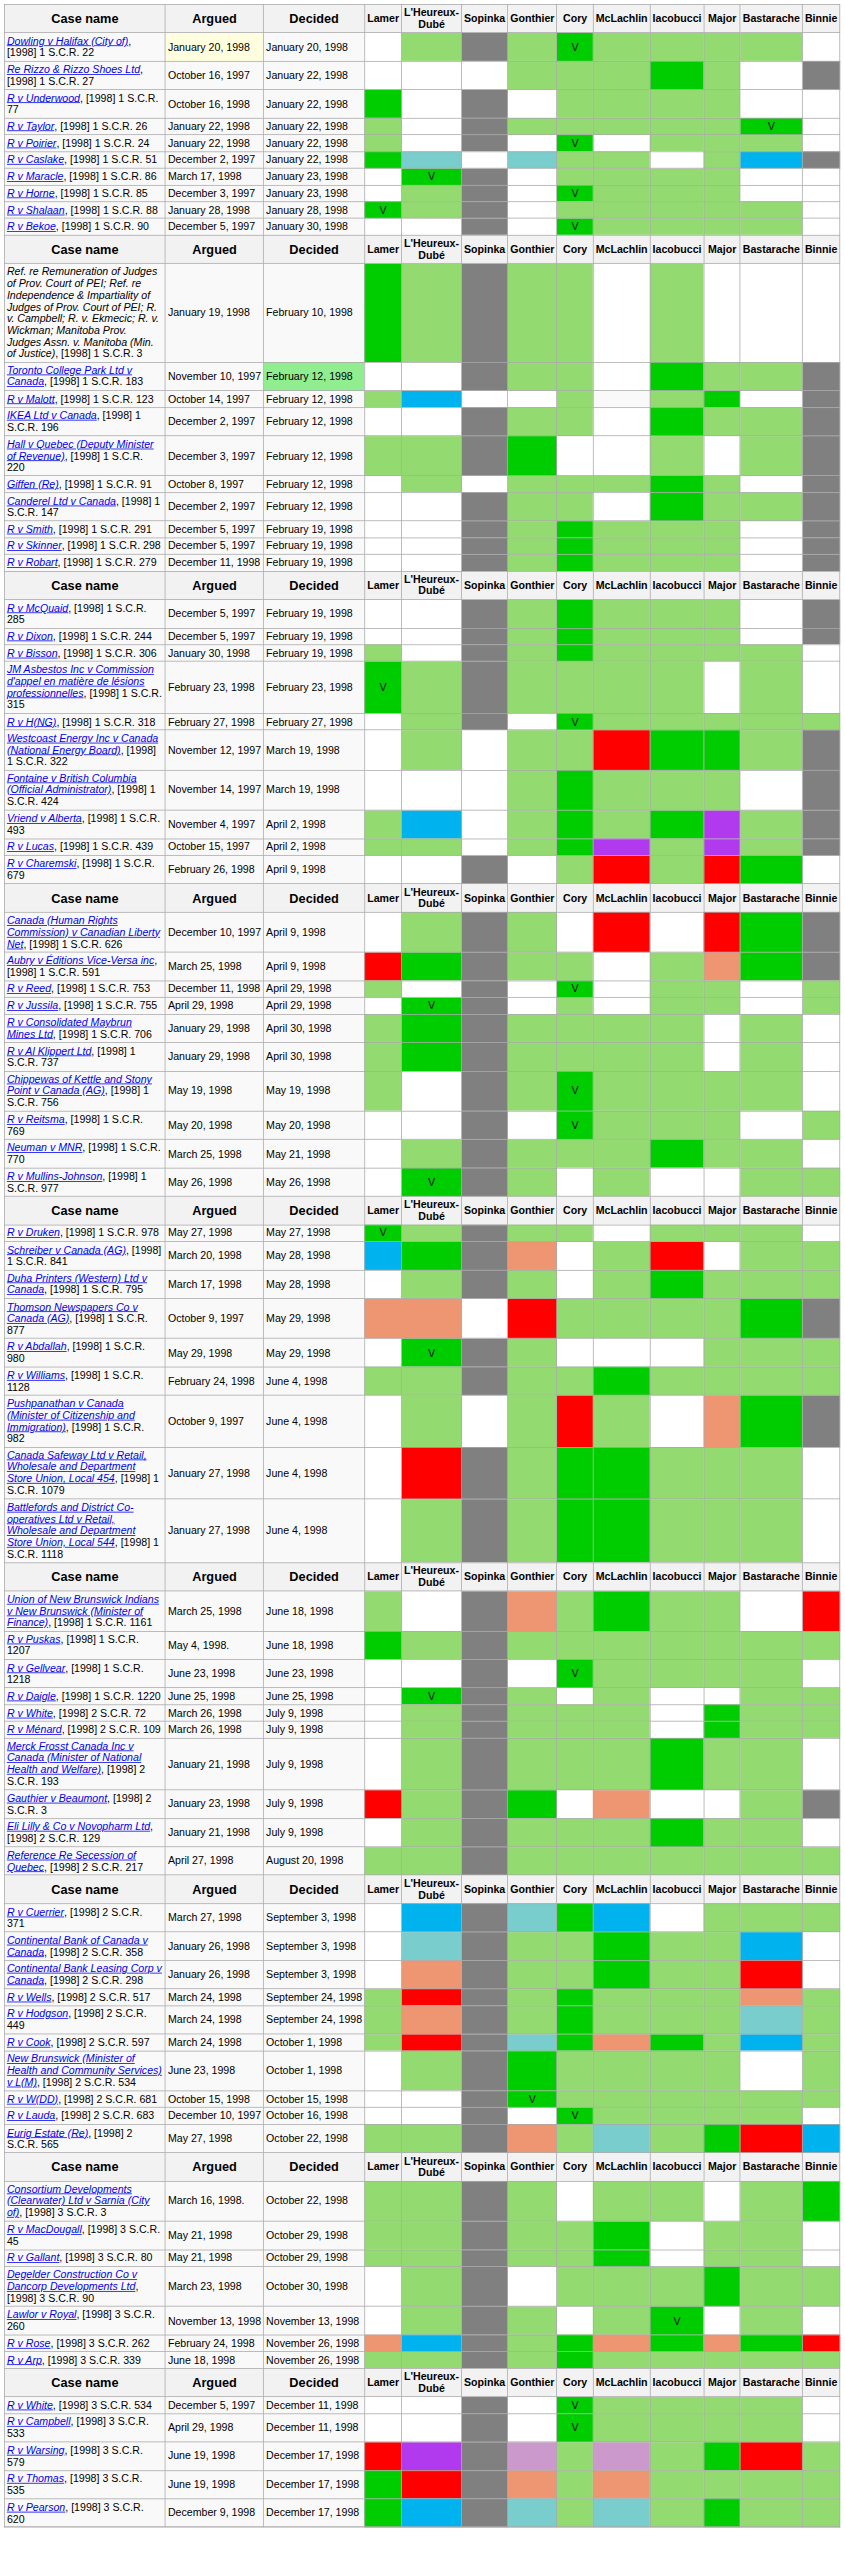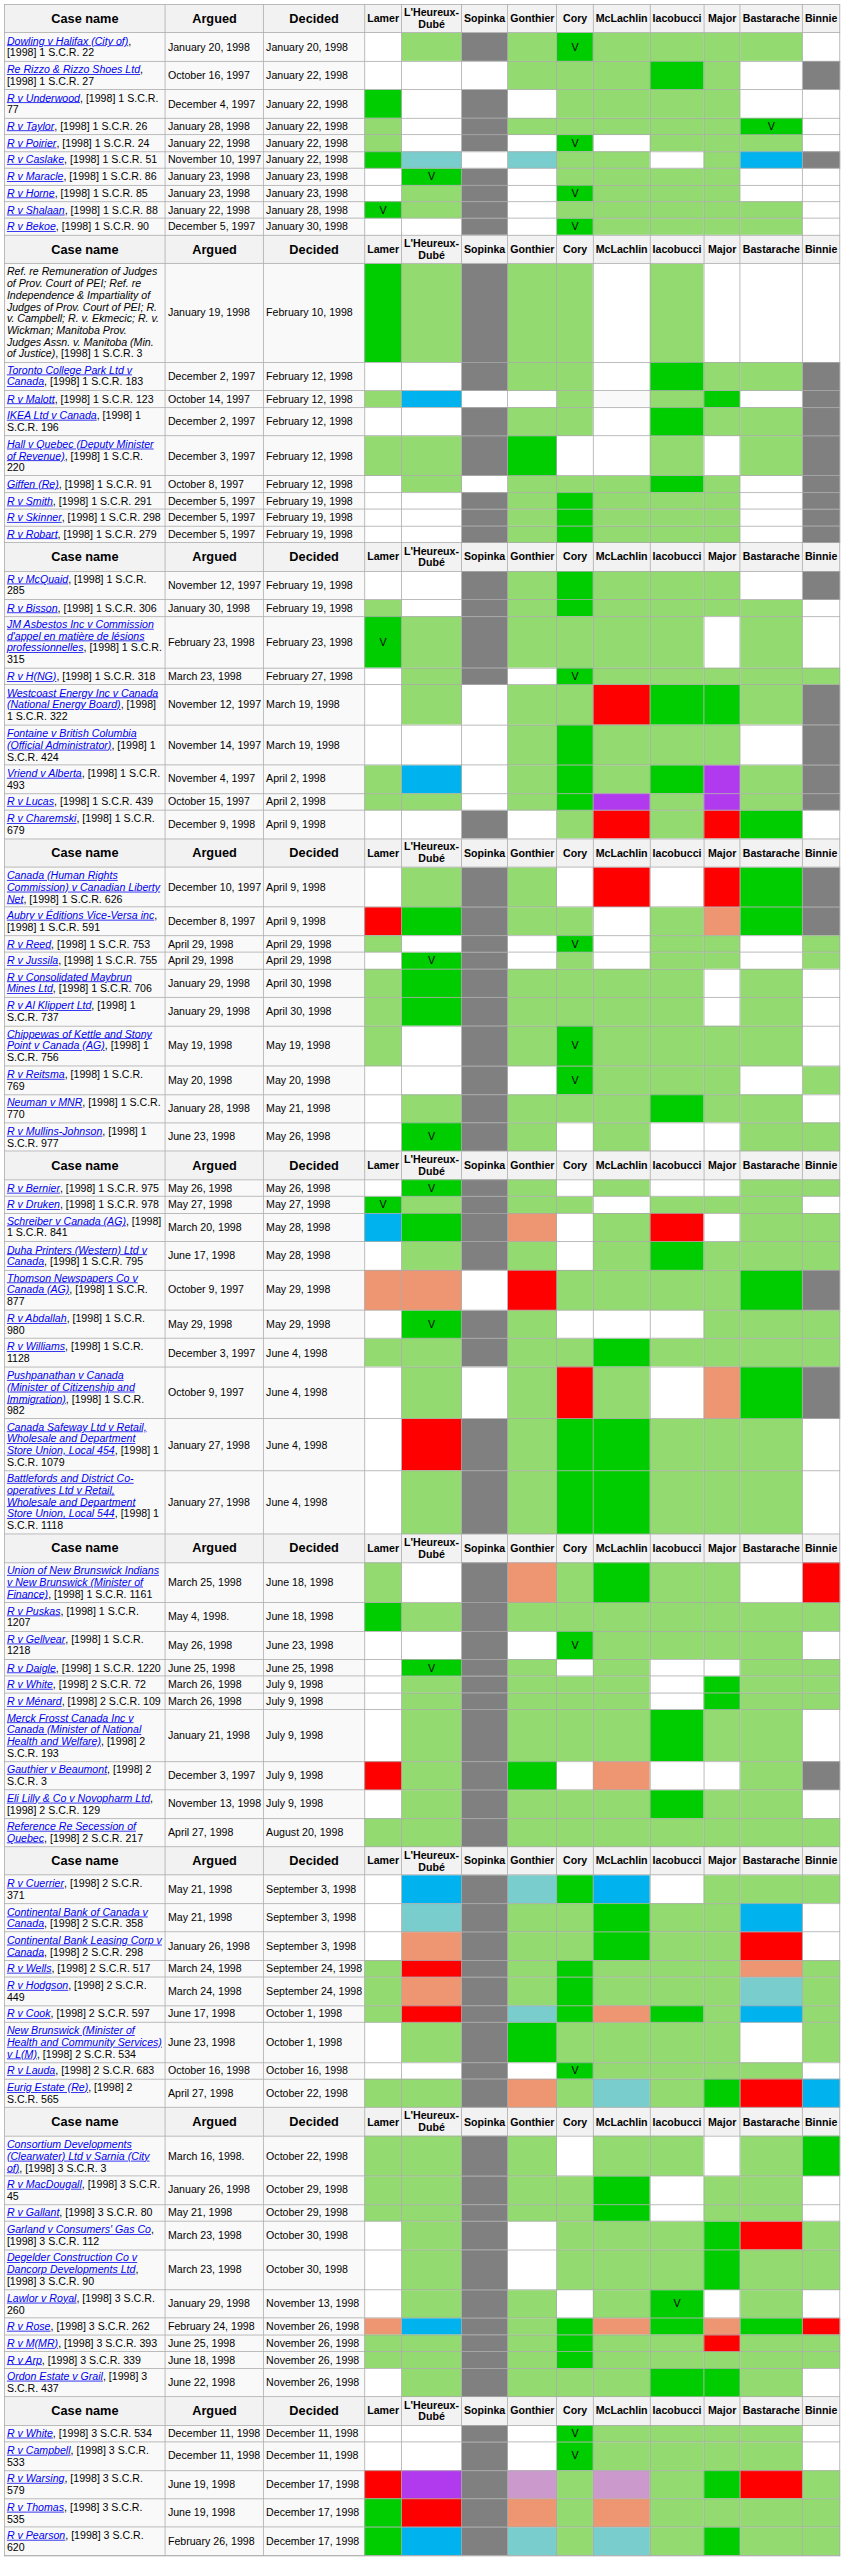(209, 47) lightyellow background -> (209, 47) no background
(209, 103) October 16, 1998 -> (212, 103) December 4, 1997
(209, 126) January 22, 1998 -> (209, 126) January 28, 1998
(212, 159) December 2, 1997 -> (214, 159) November 10, 1997
(205, 176) March 17, 1998 -> (209, 176) January 23, 1998
(212, 193) December 3, 1997 -> (209, 193) January 23, 1998
(209, 210) January 28, 1998 -> (209, 210) January 22, 1998
(214, 376) November 10, 1997 -> (212, 376) December 2, 1997
(309, 376) lightgreen background -> (309, 376) no background
- row: (84, 506)
(214, 562) December 11, 1998 -> (212, 534) December 5, 1997
(212, 613) December 5, 1997 -> (214, 585) November 12, 1997
- row: (79, 636)
(211, 721) February 27, 1998 -> (205, 676) March 23, 1998
(211, 869) February 26, 1998 -> (212, 824) December 9, 1998
(205, 966) March 25, 1998 -> (212, 921) December 8, 1997
(214, 989) December 11, 1998 -> (201, 944) April 29, 1998
(205, 1153) March 25, 1998 -> (209, 1108) January 28, 1998
(200, 1182) May 26, 1998 -> (202, 1137) June 23, 1998
+ row: (83, 1188)
(205, 1284) March 17, 1998 -> (202, 1255) June 17, 1998
(211, 1381) February 24, 1998 -> (212, 1352) December 3, 1997
(202, 1673) June 23, 1998 -> (200, 1645) May 26, 1998
(209, 1804) January 23, 1998 -> (212, 1775) December 3, 1997
(209, 1832) January 21, 1998 -> (214, 1804) November 13, 1998
(205, 1917) March 27, 1998 -> (200, 1889) May 21, 1998
(209, 1946) January 26, 1998 -> (200, 1917) May 21, 1998
(205, 2042) March 24, 1998 -> (202, 2014) June 17, 1998
- row: (82, 2099)
(214, 2116) December 10, 1997 -> (209, 2070) October 16, 1998
(200, 2138) May 27, 1998 -> (201, 2093) April 27, 1998
(200, 2235) May 21, 1998 -> (209, 2190) January 26, 1998
+ row: (80, 2235)
(214, 2320) November 13, 1998 -> (209, 2304) January 29, 1998
+ row: (82, 2343)
+ row: (77, 2382)
(212, 2405) December 5, 1997 -> (214, 2433) December 11, 1998
(201, 2427) April 29, 1998 -> (214, 2456) December 11, 1998
(212, 2513) December 9, 1998 -> (211, 2541) February 26, 1998
